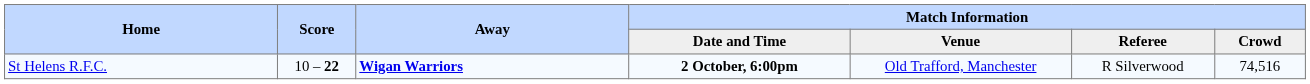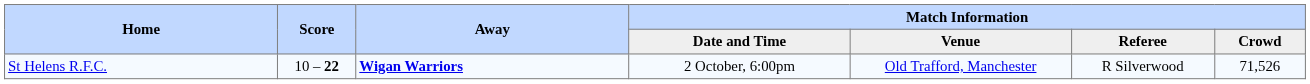(739, 66) bold -> (739, 66) normal
(1260, 66) 74,516 -> (1260, 66) 71,526
